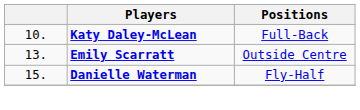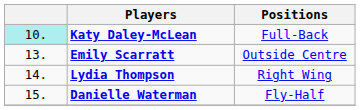(36, 35) no background -> (36, 35) paleturquoise background
+ row: (122, 75)
